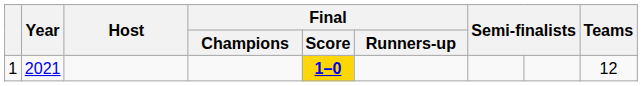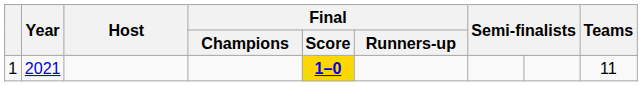(608, 68) 12 -> (608, 68) 11
